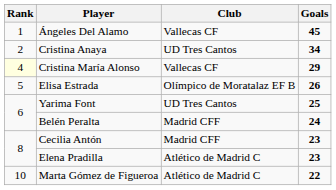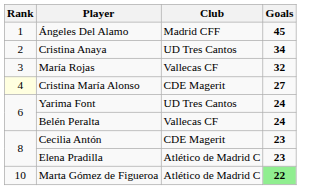(191, 31) Vallecas CF -> (192, 31) Madrid CFF
+ row: (67, 67)
(191, 67) Vallecas CF -> (194, 85) CDE Magerit
(315, 67) 29 -> (280, 85) 27
- row: (69, 85)
(315, 103) 25 -> (280, 103) 24
(192, 121) Madrid CFF -> (191, 121) Vallecas CF
(192, 139) Madrid CFF -> (194, 139) CDE Magerit
(315, 175) no background -> (280, 175) lightgreen background
